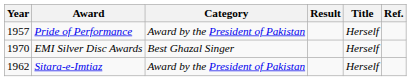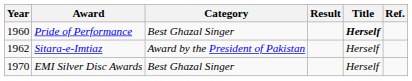(18, 31) 1957 -> (18, 31) 1960
(226, 31) Award by the President of Pakistan -> (191, 31) Best Ghazal Singer
(362, 31) normal -> (363, 31) bold
rows swapped: (68, 66) <-> (88, 48)
